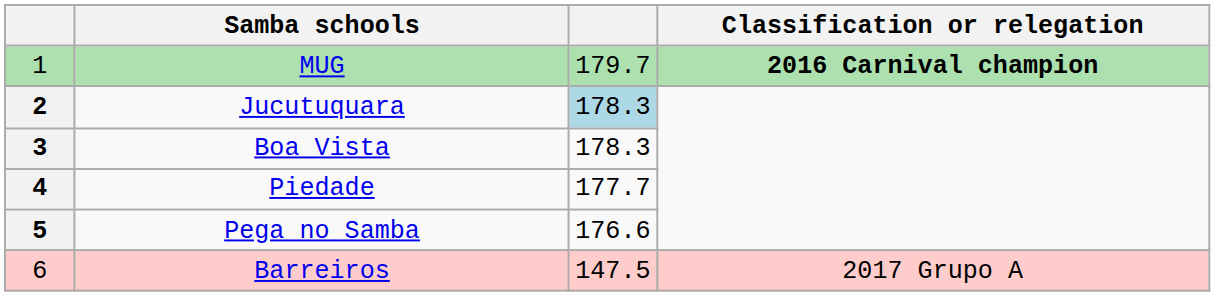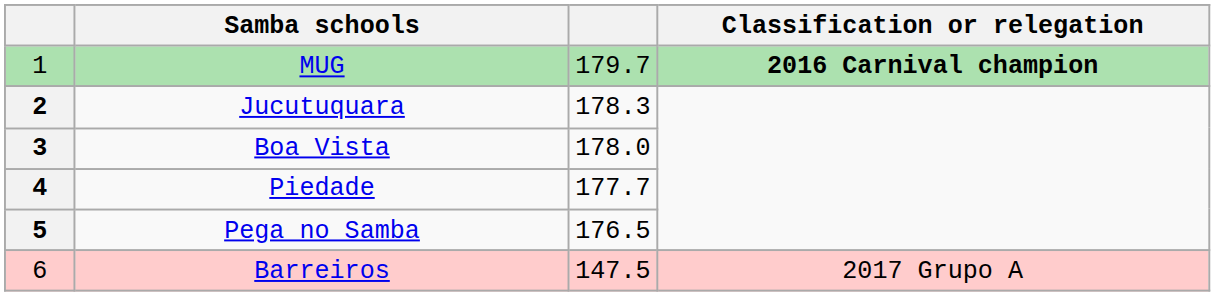(613, 107) lightblue background -> (613, 107) no background
(613, 148) 178.3 -> (613, 148) 178.0
(613, 230) 176.6 -> (613, 230) 176.5
